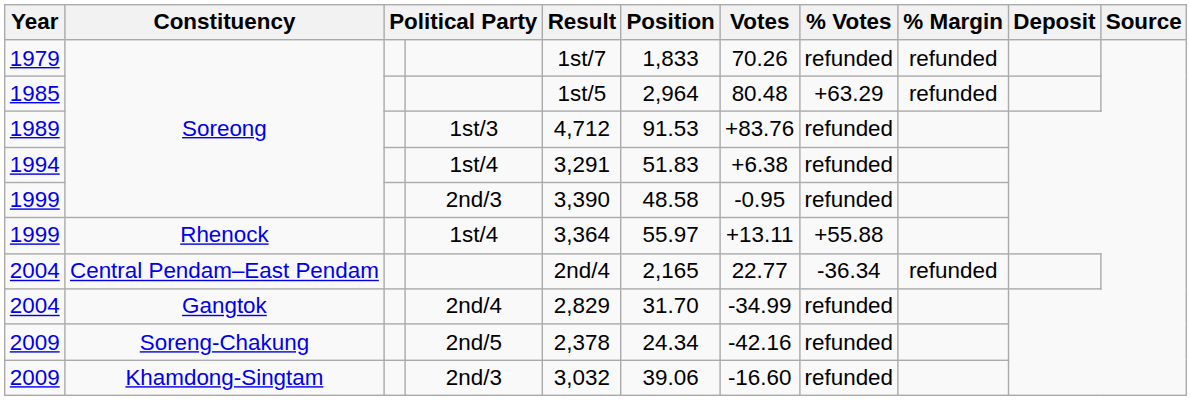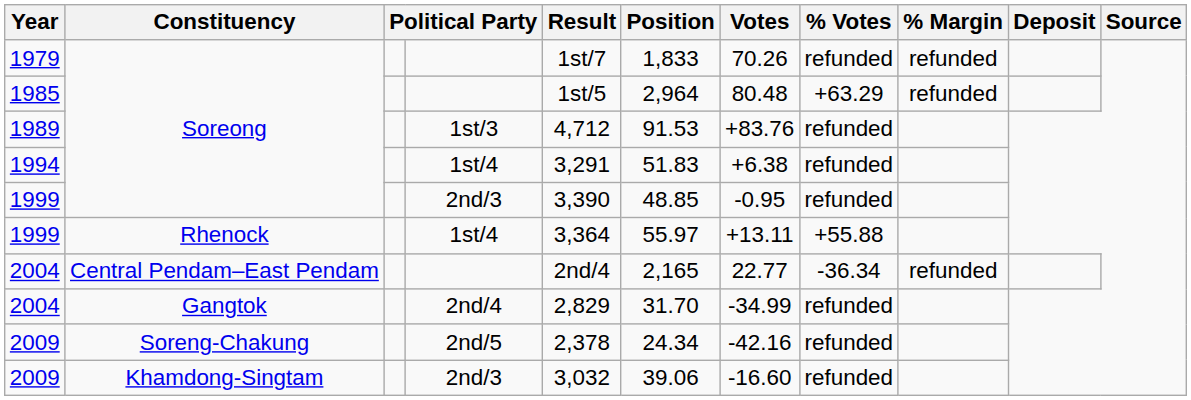(671, 199) 48.58 -> (671, 199) 48.85
